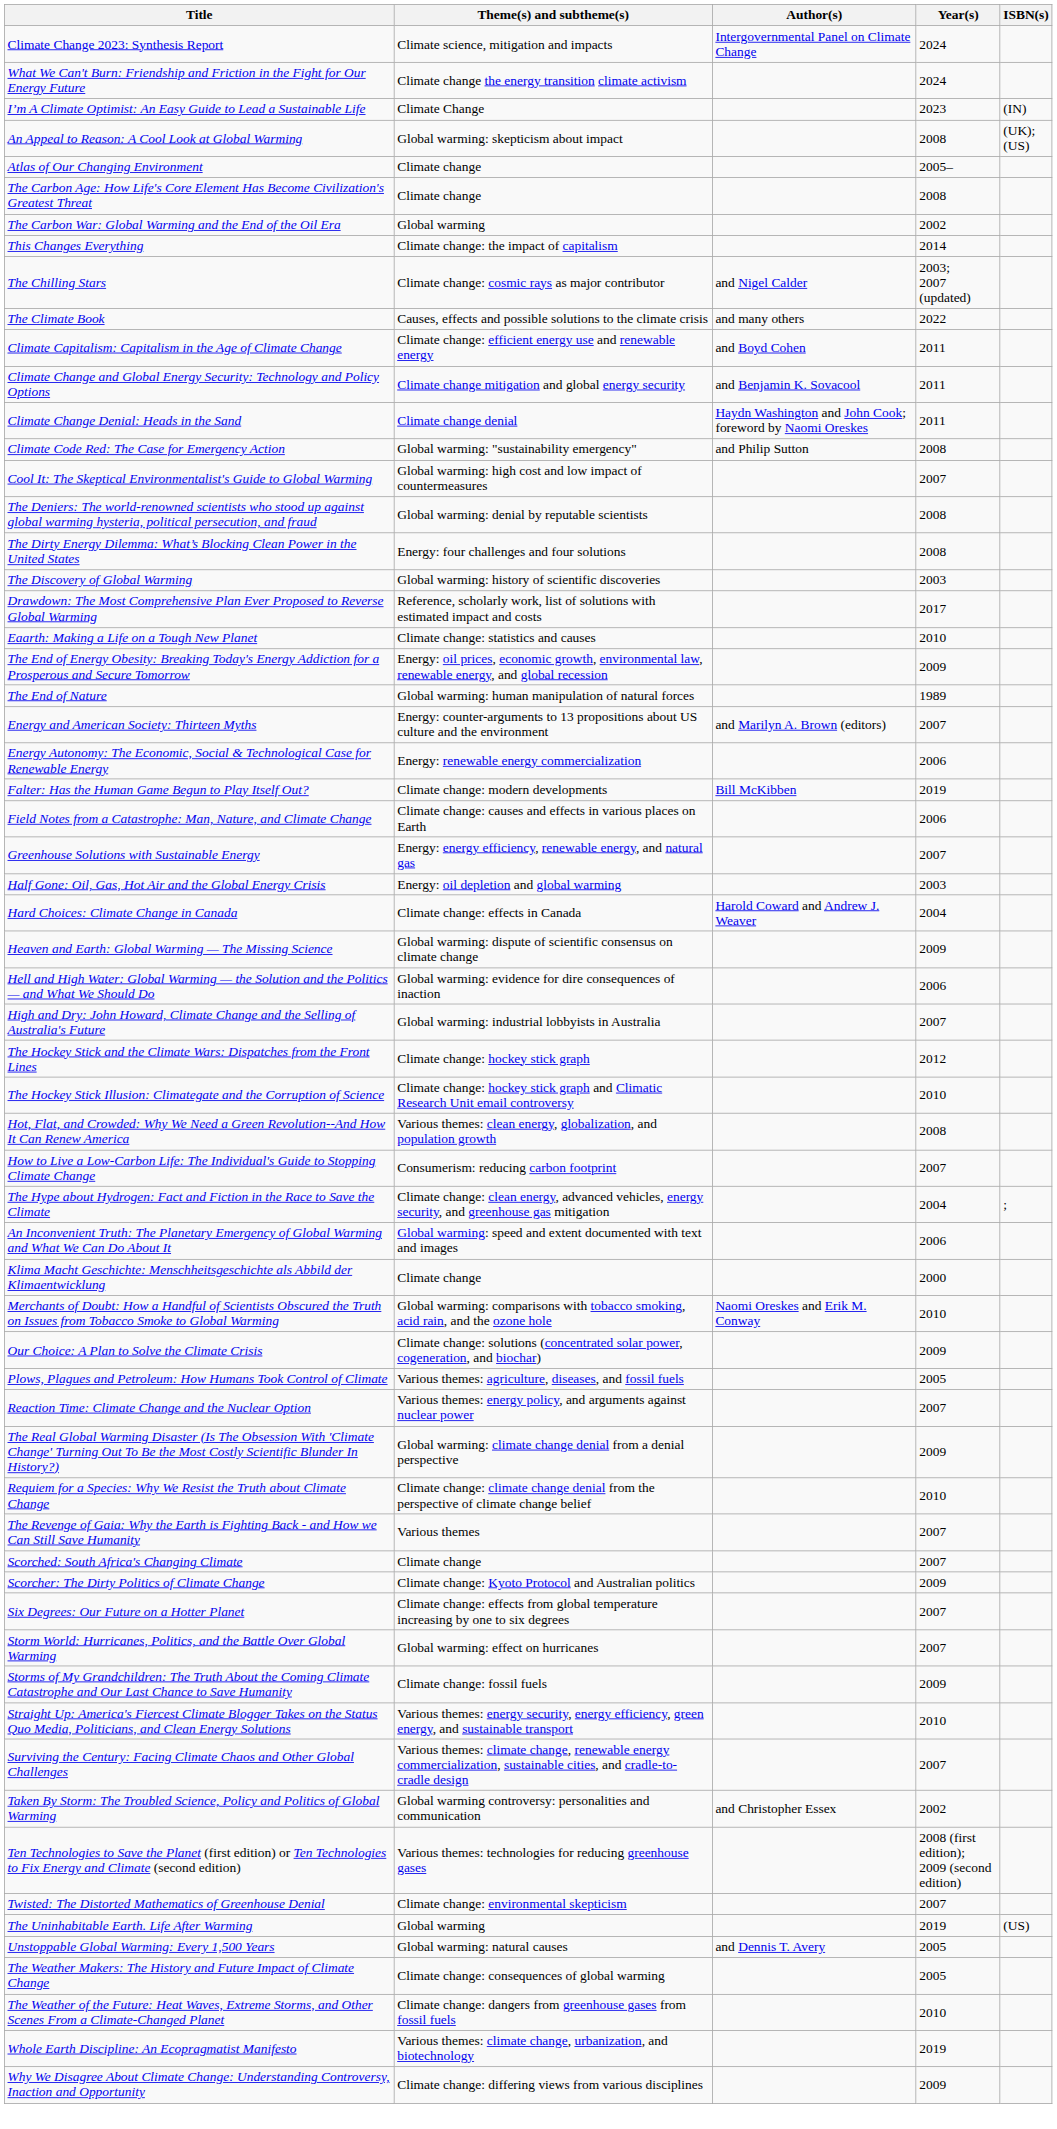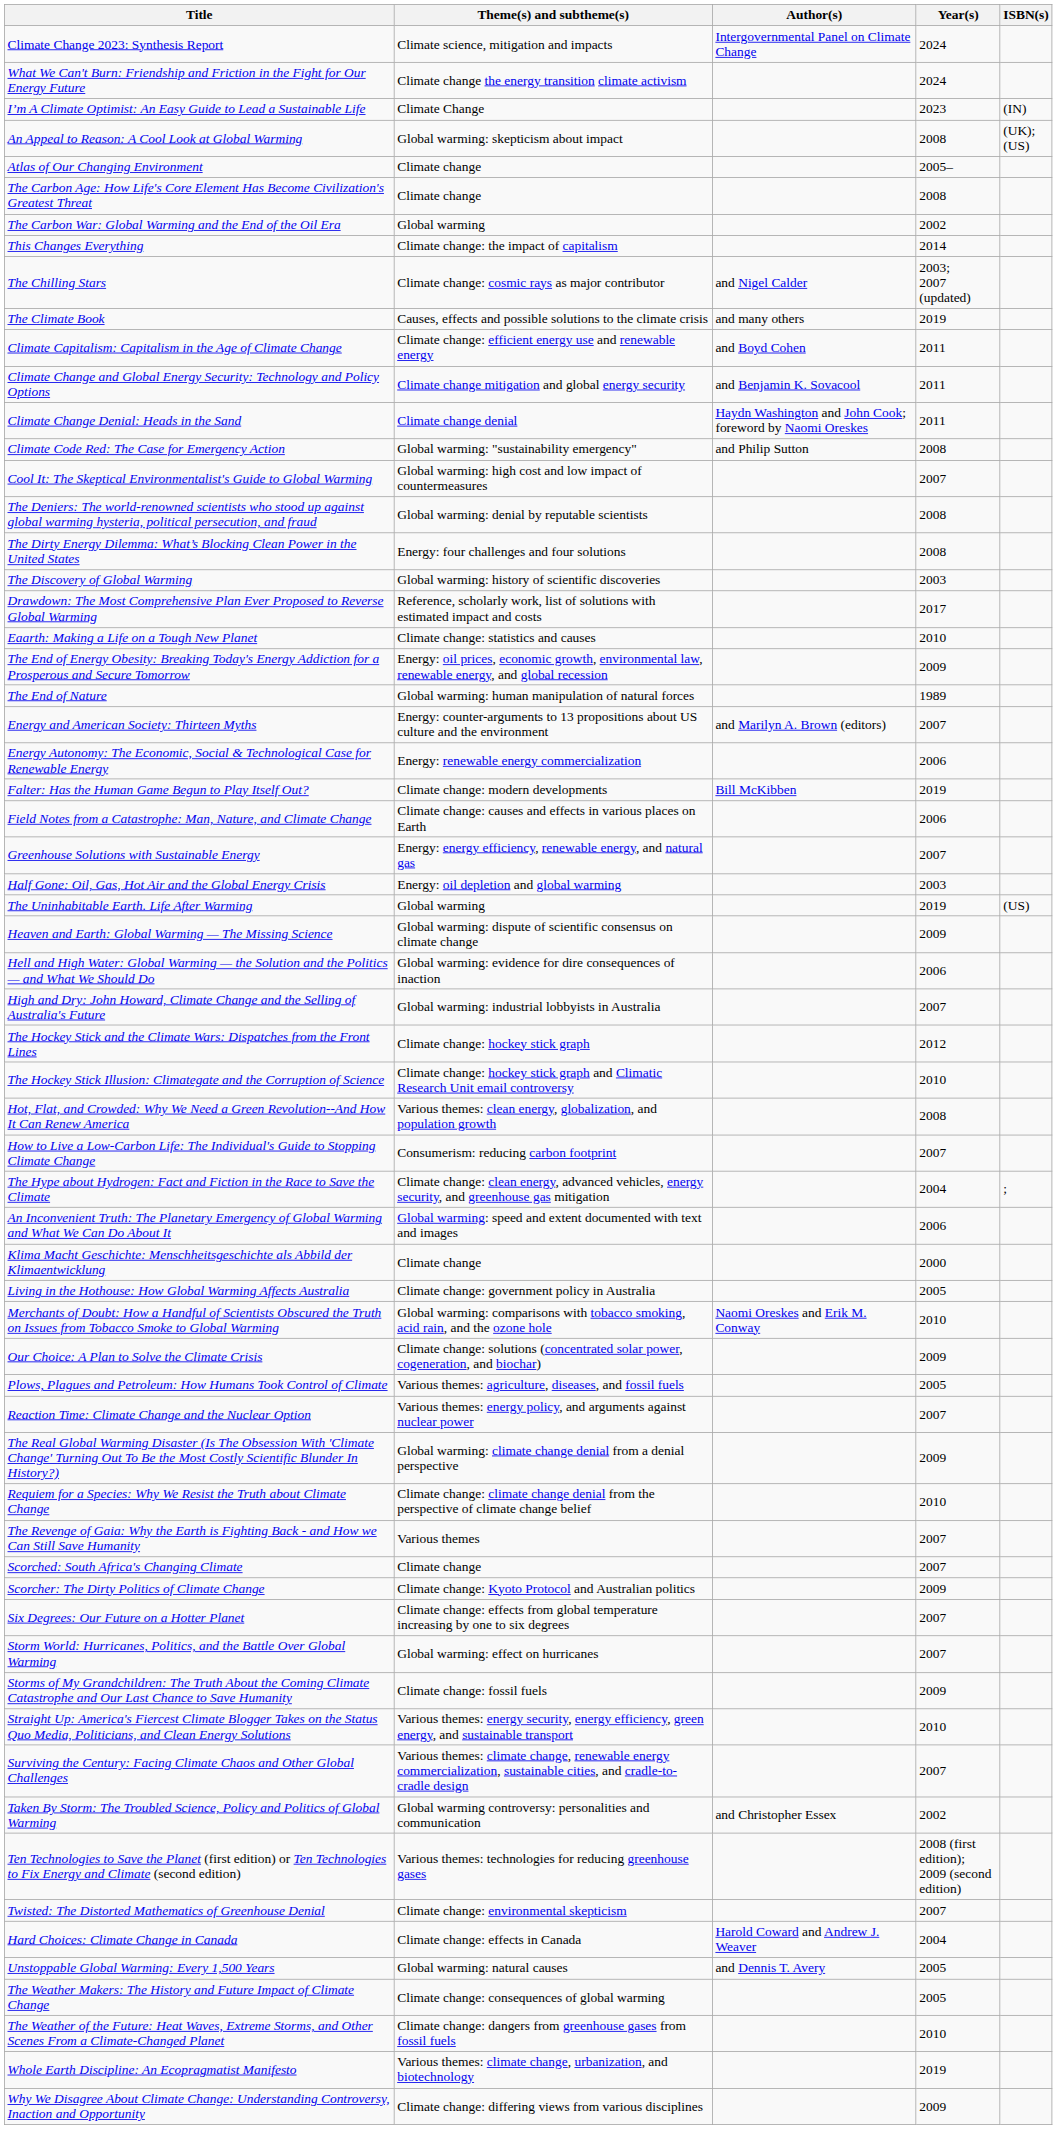(933, 319) 2022 -> (933, 319) 2019
rows swapped: (122, 913) <-> (130, 1925)
+ row: (178, 1291)
